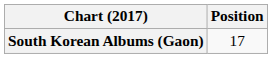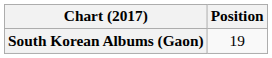(237, 41) 17 -> (237, 41) 19
